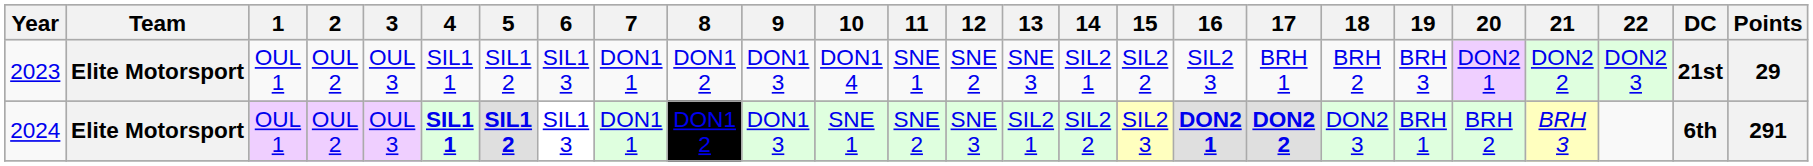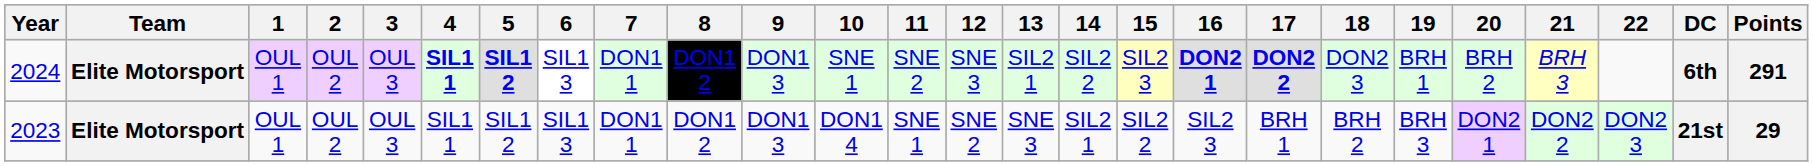rows swapped: (35, 70) <-> (35, 131)
